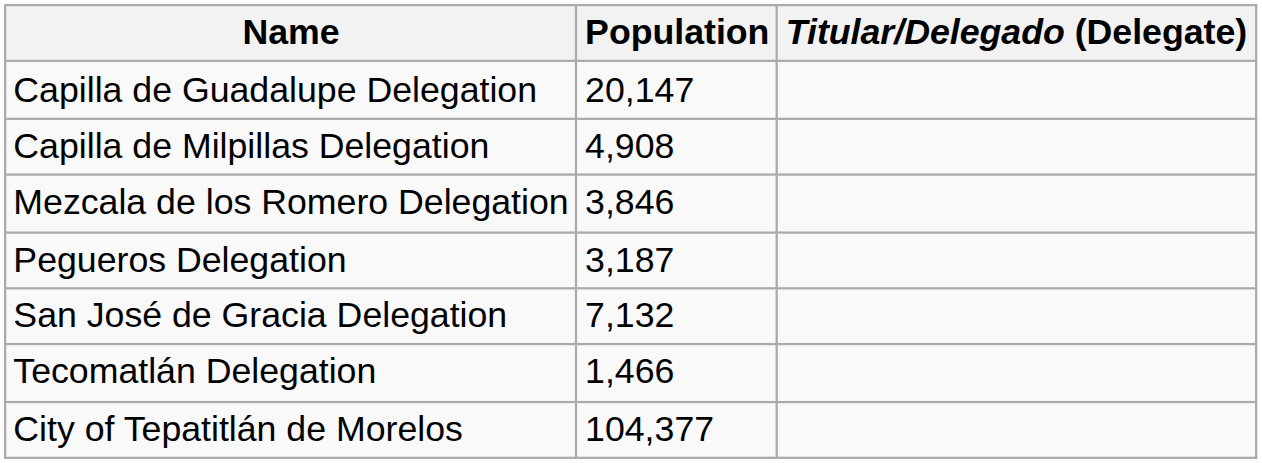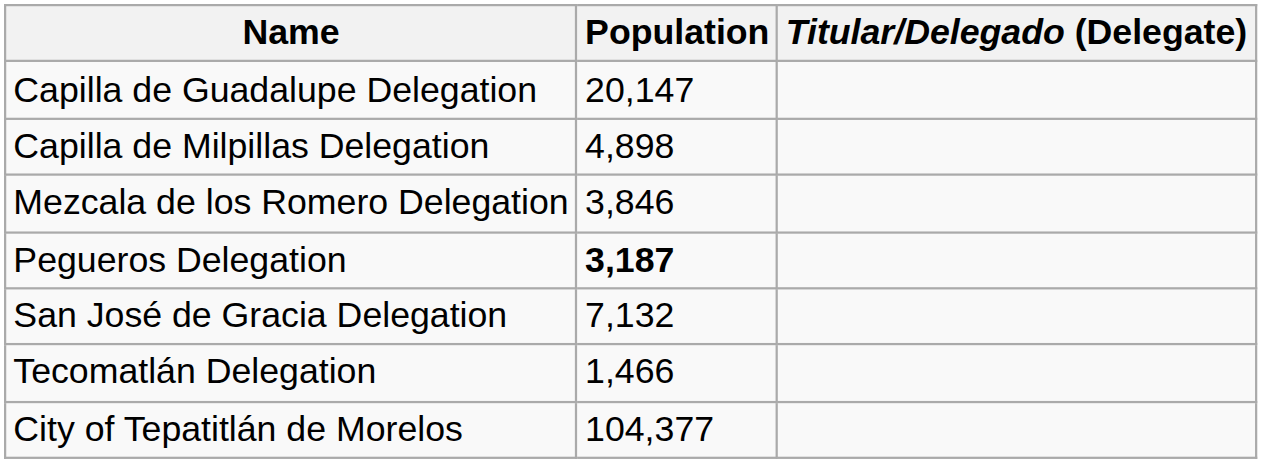(630, 145) 4,908 -> (630, 145) 4,898
(630, 259) normal -> (630, 259) bold
